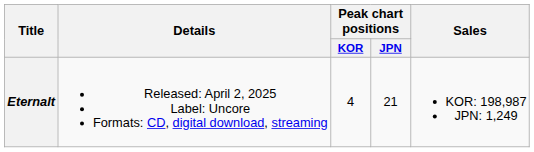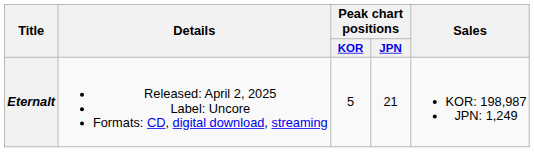(351, 101) 4 -> (351, 101) 5
